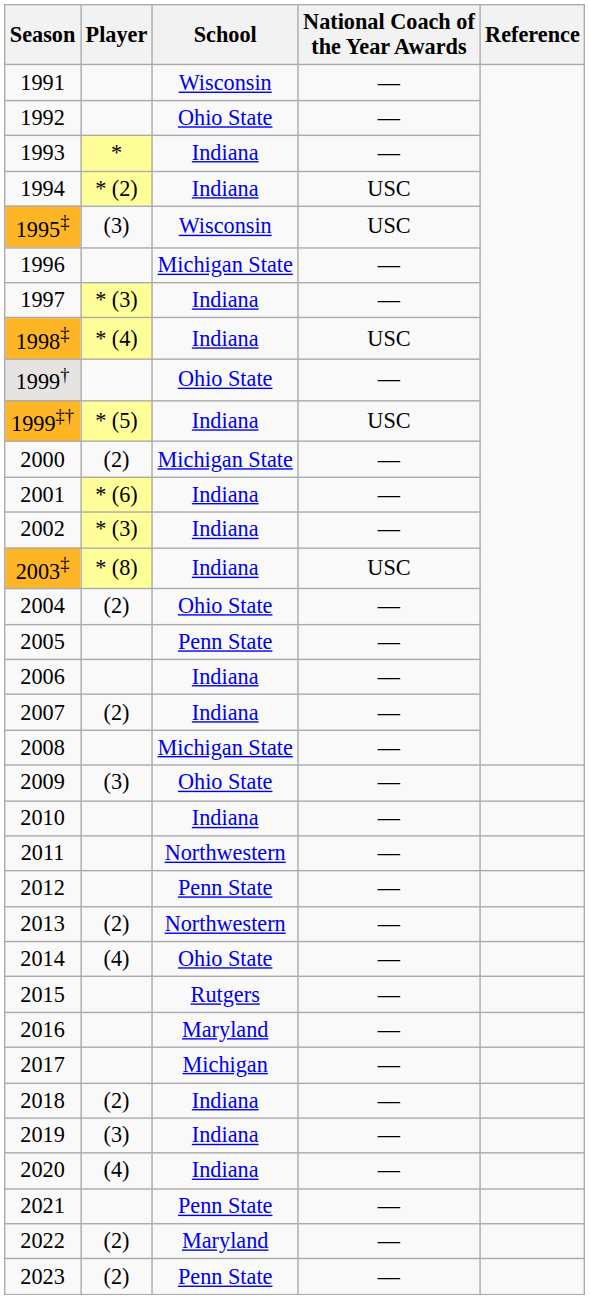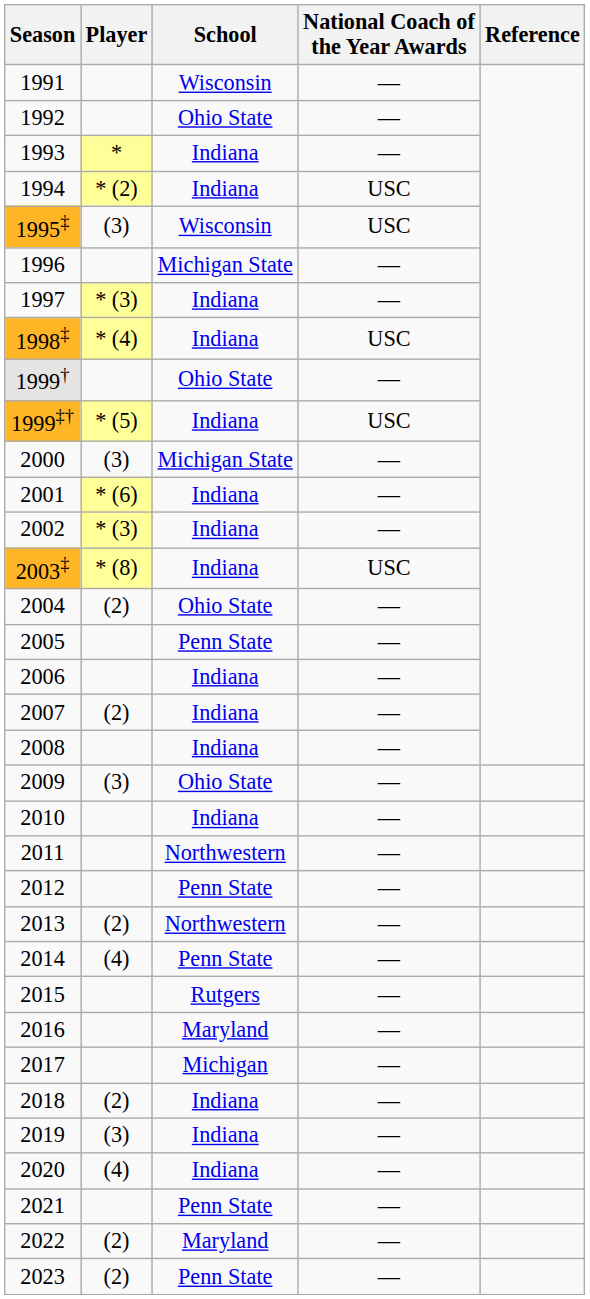(116, 459) (2) -> (116, 459) (3)
(225, 747) Michigan State -> (225, 747) Indiana
(225, 959) Ohio State -> (225, 959) Penn State
